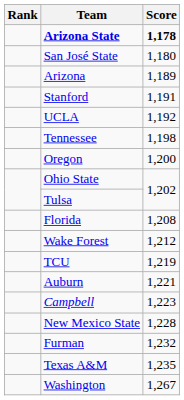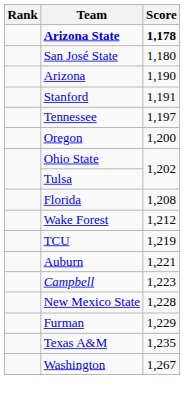(161, 76) 1,189 -> (161, 76) 1,190
- row: (61, 117)
(161, 138) 1,198 -> (161, 117) 1,197
(161, 343) 1,232 -> (161, 323) 1,229
